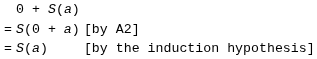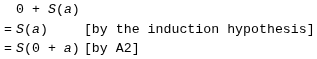rows swapped: (48, 29) <-> (32, 48)
